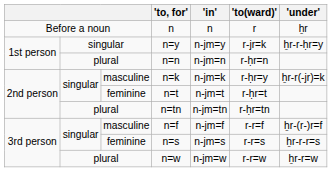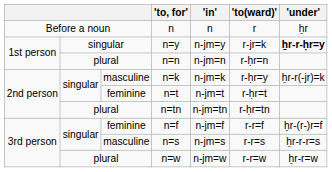(303, 45) normal -> (303, 45) bold
(126, 126) masculine -> (126, 126) feminine
(126, 142) feminine -> (126, 142) masculine
